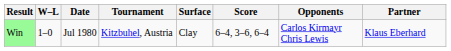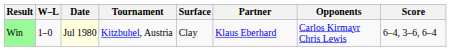columns swapped: (404, 12) <-> (246, 12)
(80, 33) no background -> (80, 33) lightyellow background
